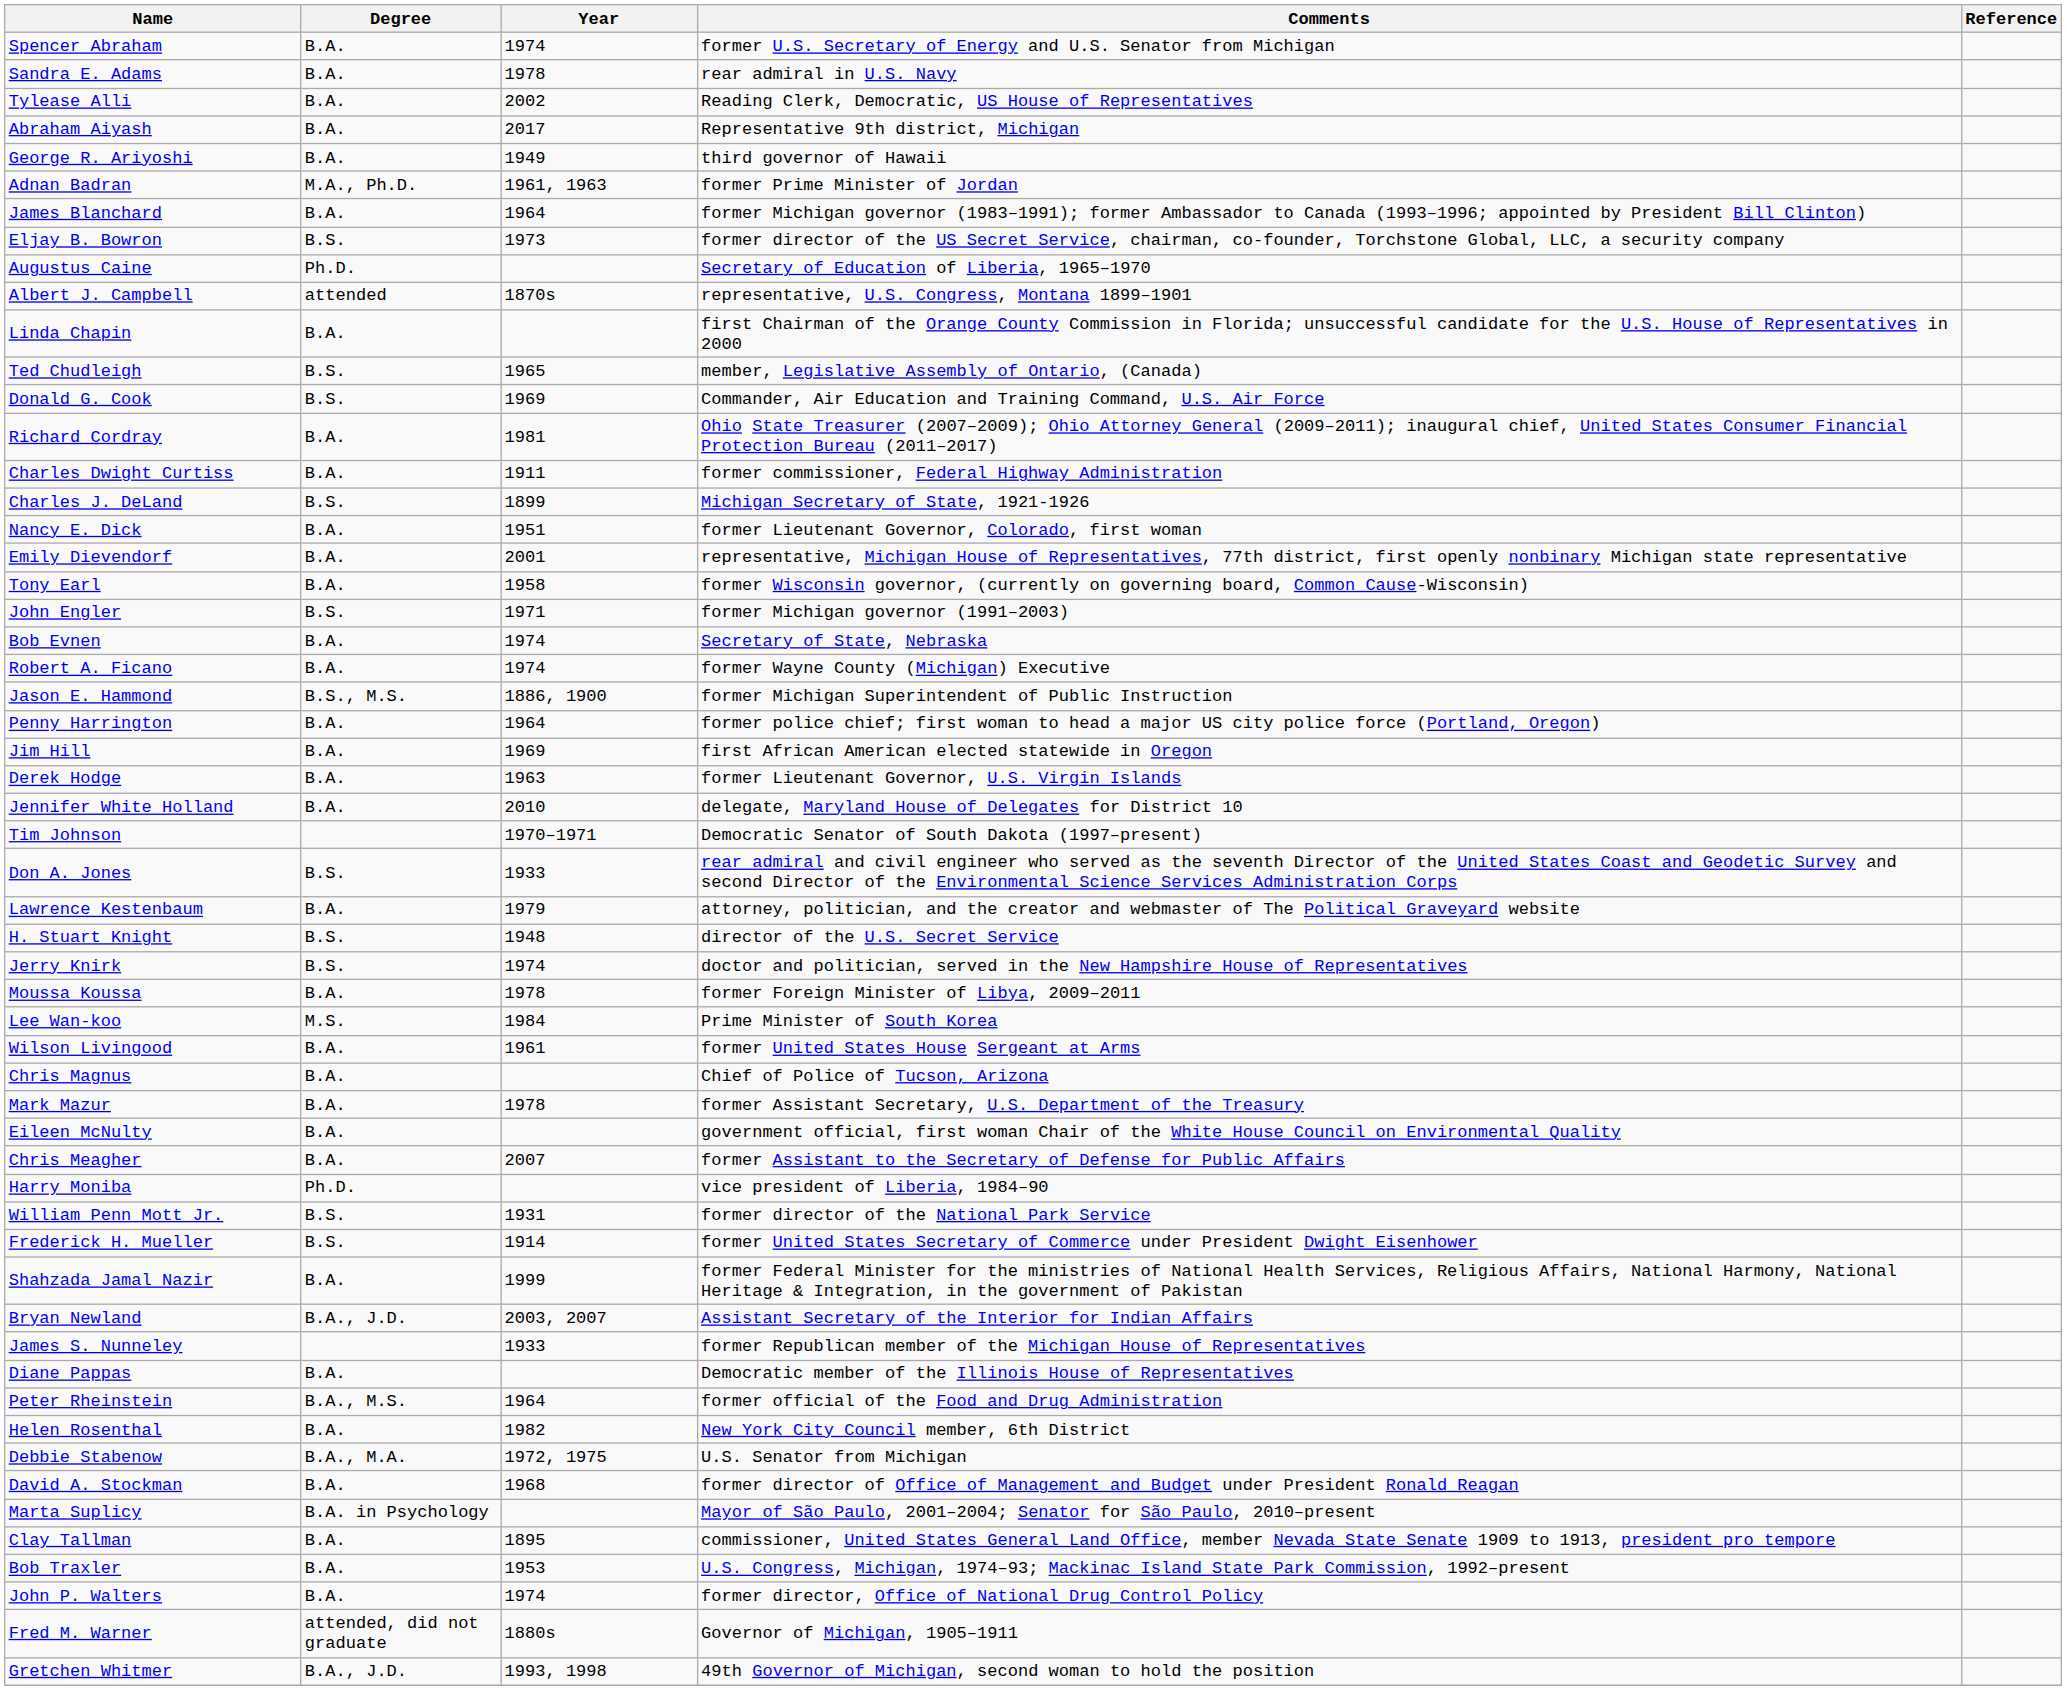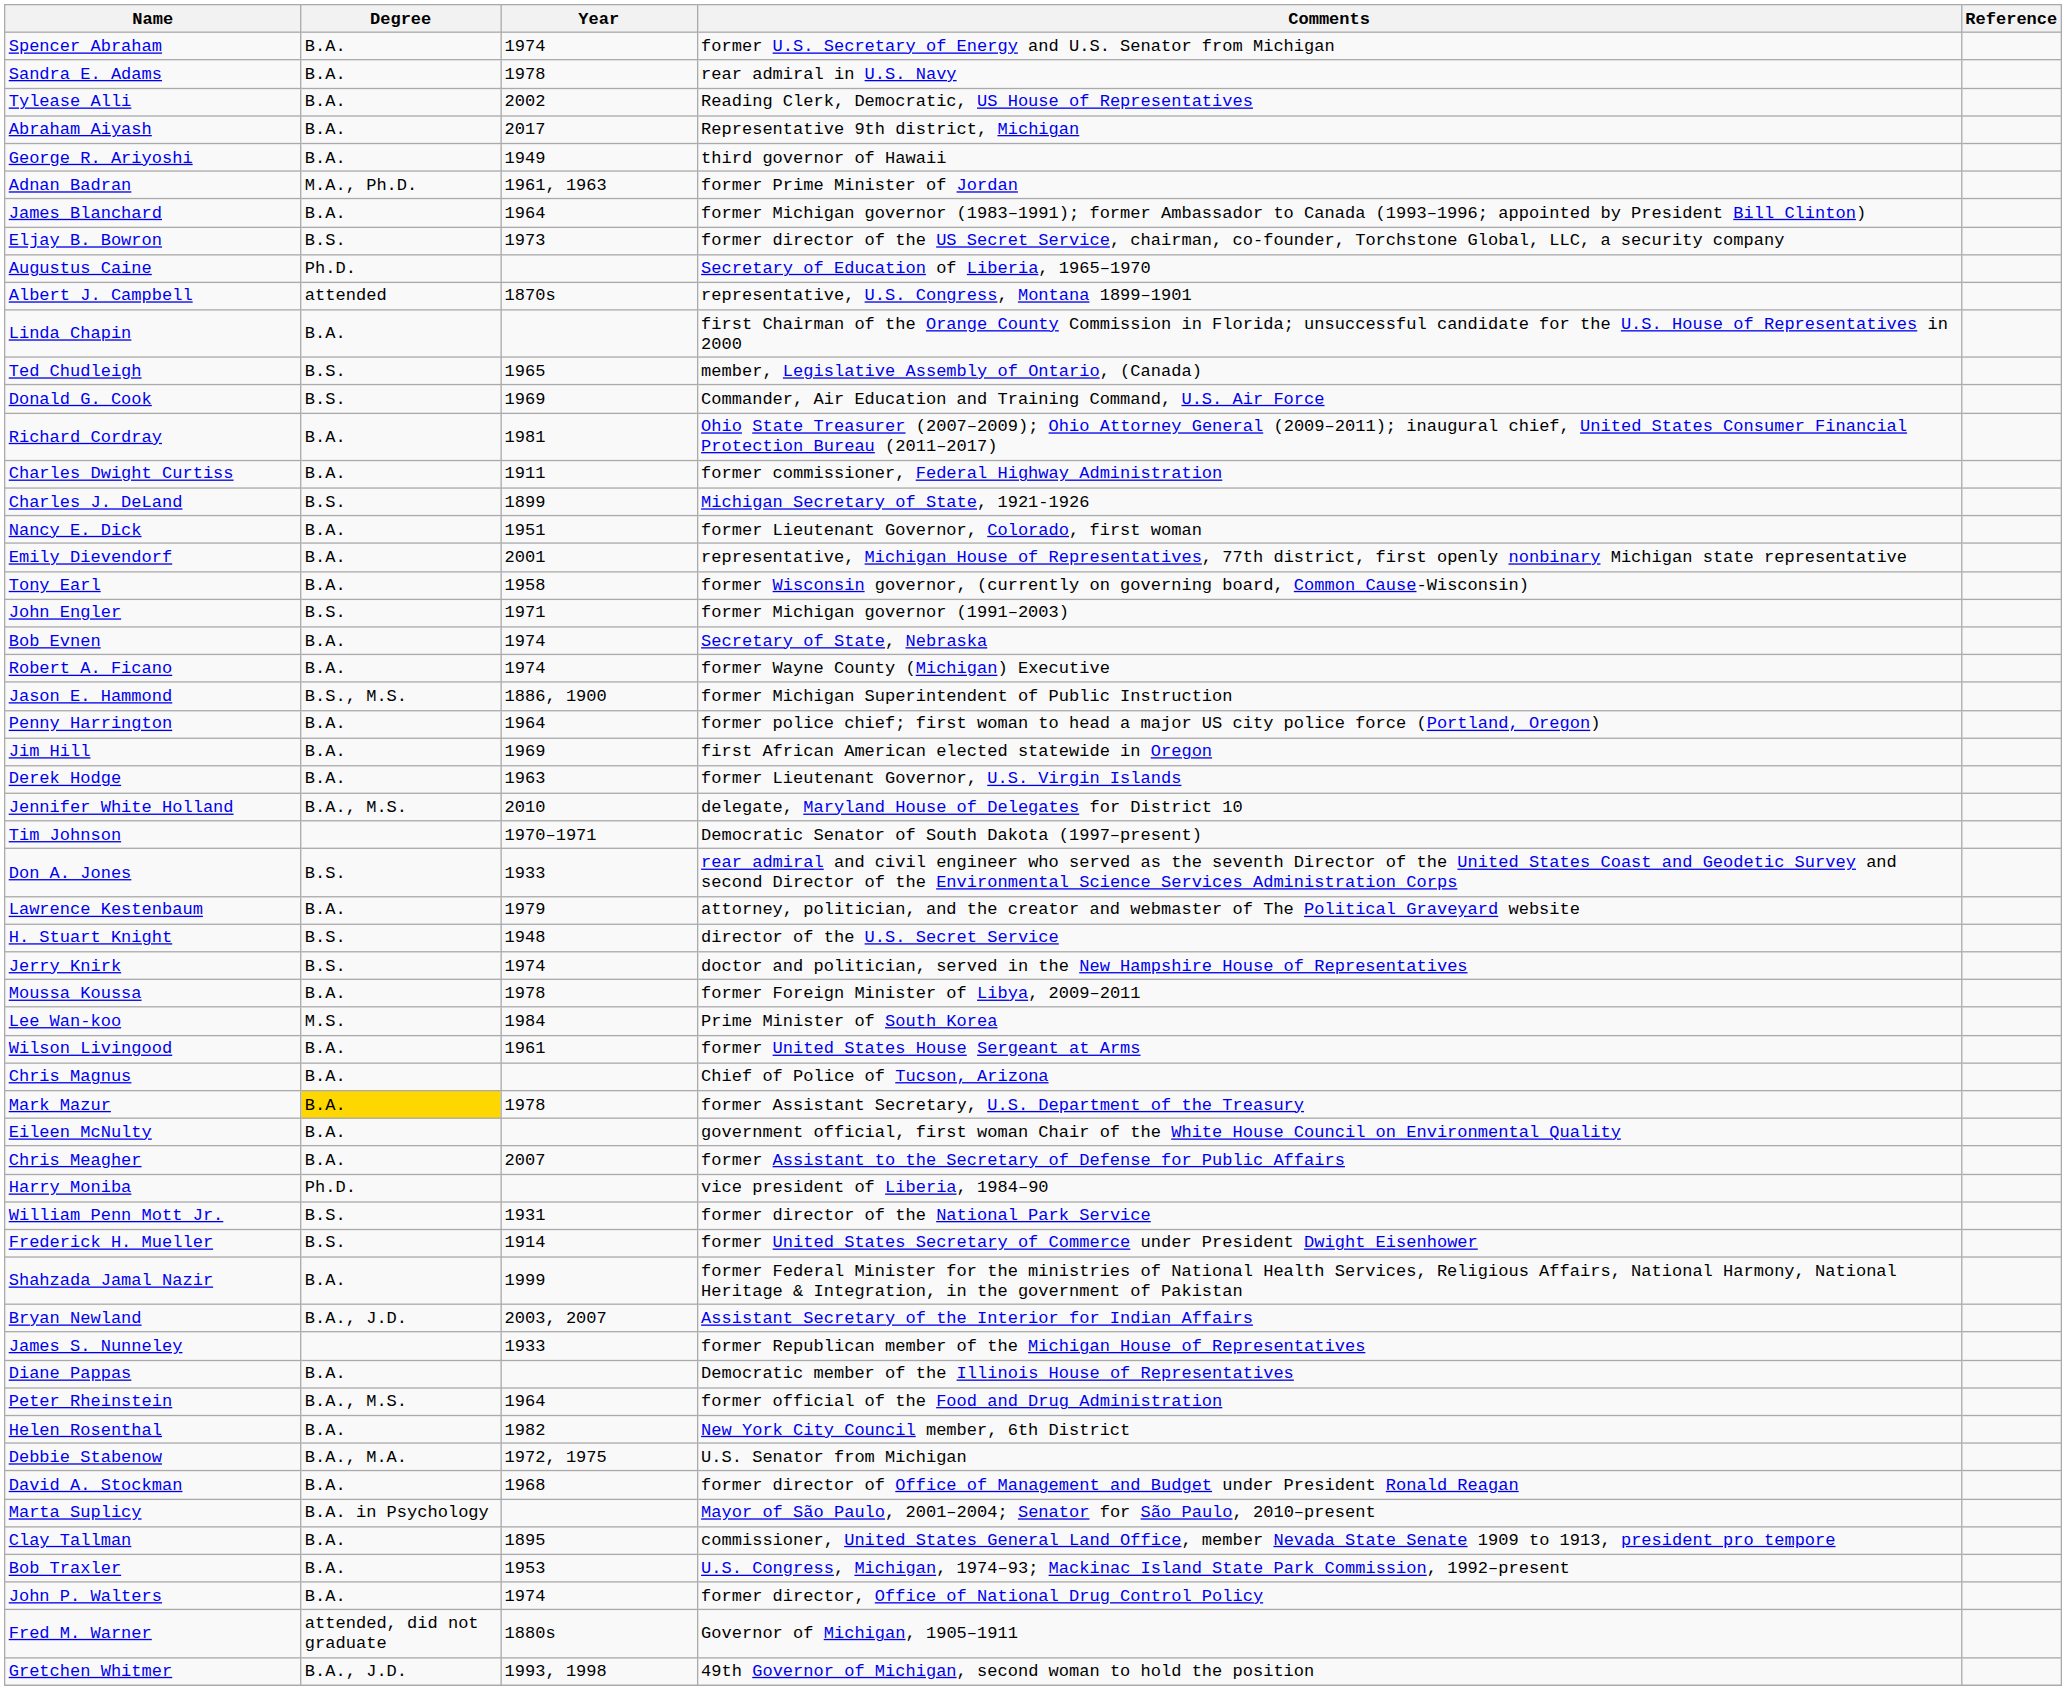(325, 807) B.A. -> (356, 807) B.A., M.S.
(325, 1104) no background -> (325, 1104) gold background
